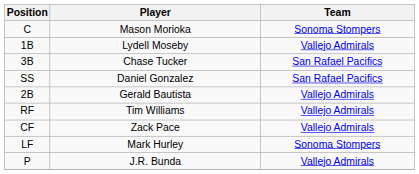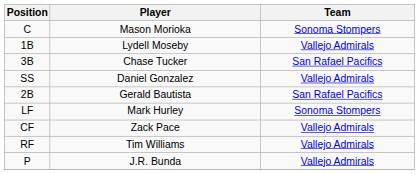(337, 78) San Rafael Pacifics -> (337, 78) Vallejo Admirals
(337, 95) Vallejo Admirals -> (337, 95) San Rafael Pacifics
rows swapped: (155, 144) <-> (155, 111)
